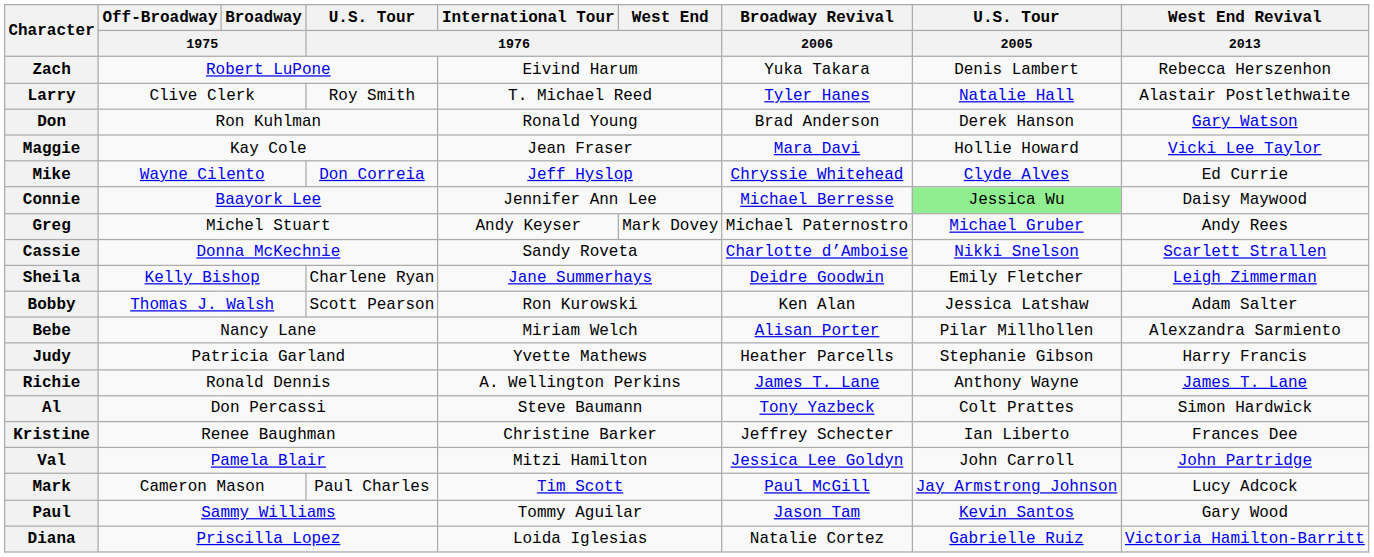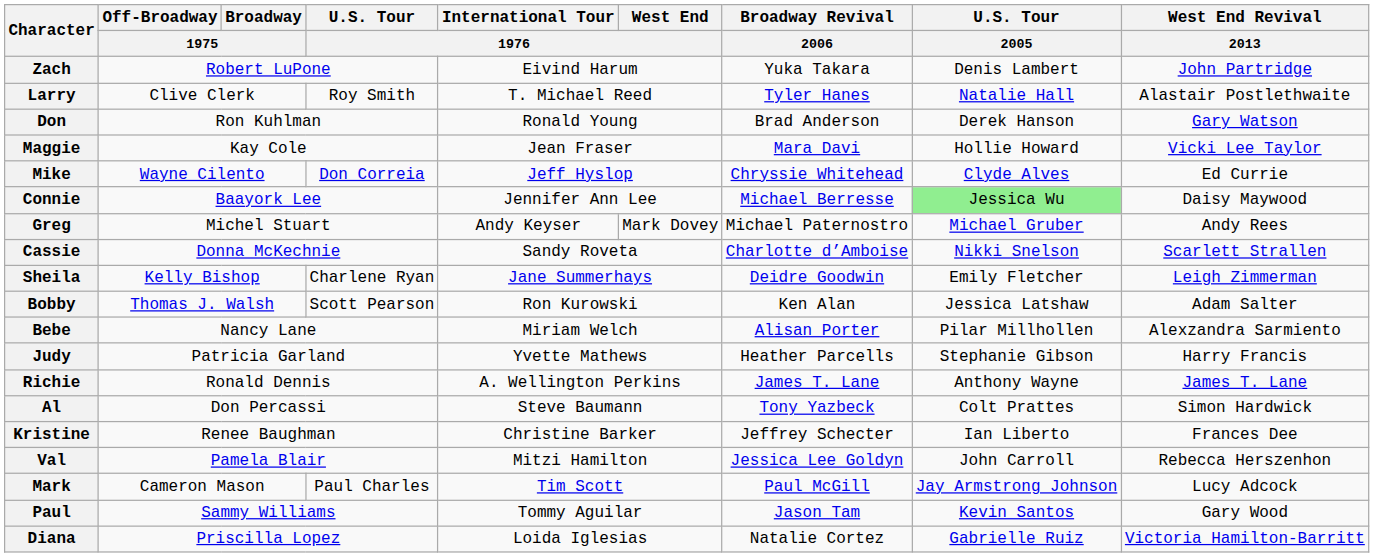(1245, 70) Rebecca Herszenhon -> (1245, 70) John Partridge
(1245, 461) John Partridge -> (1245, 461) Rebecca Herszenhon
